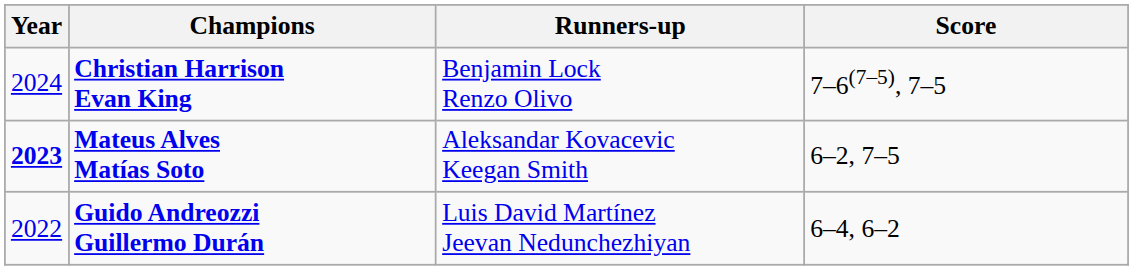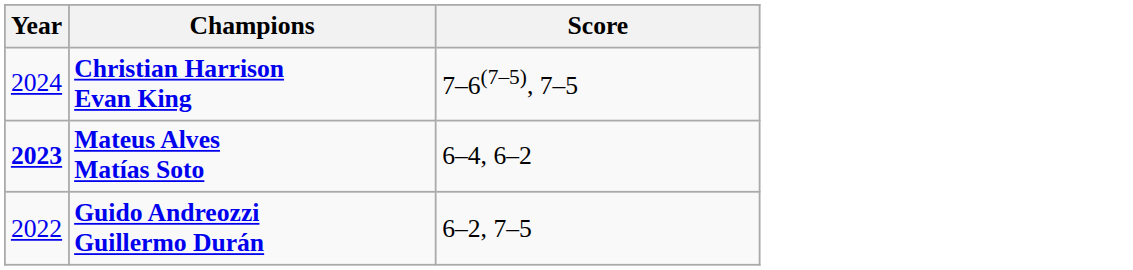- column: (620, 26)
(855, 155) 6–2, 7–5 -> (487, 155) 6–4, 6–2
(855, 228) 6–4, 6–2 -> (487, 228) 6–2, 7–5
